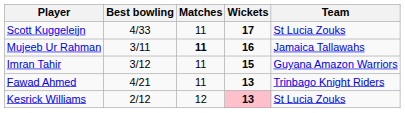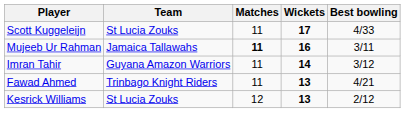columns swapped: (336, 13) <-> (140, 13)
(248, 64) 15 -> (304, 64) 14
(248, 99) pink background -> (304, 99) no background
